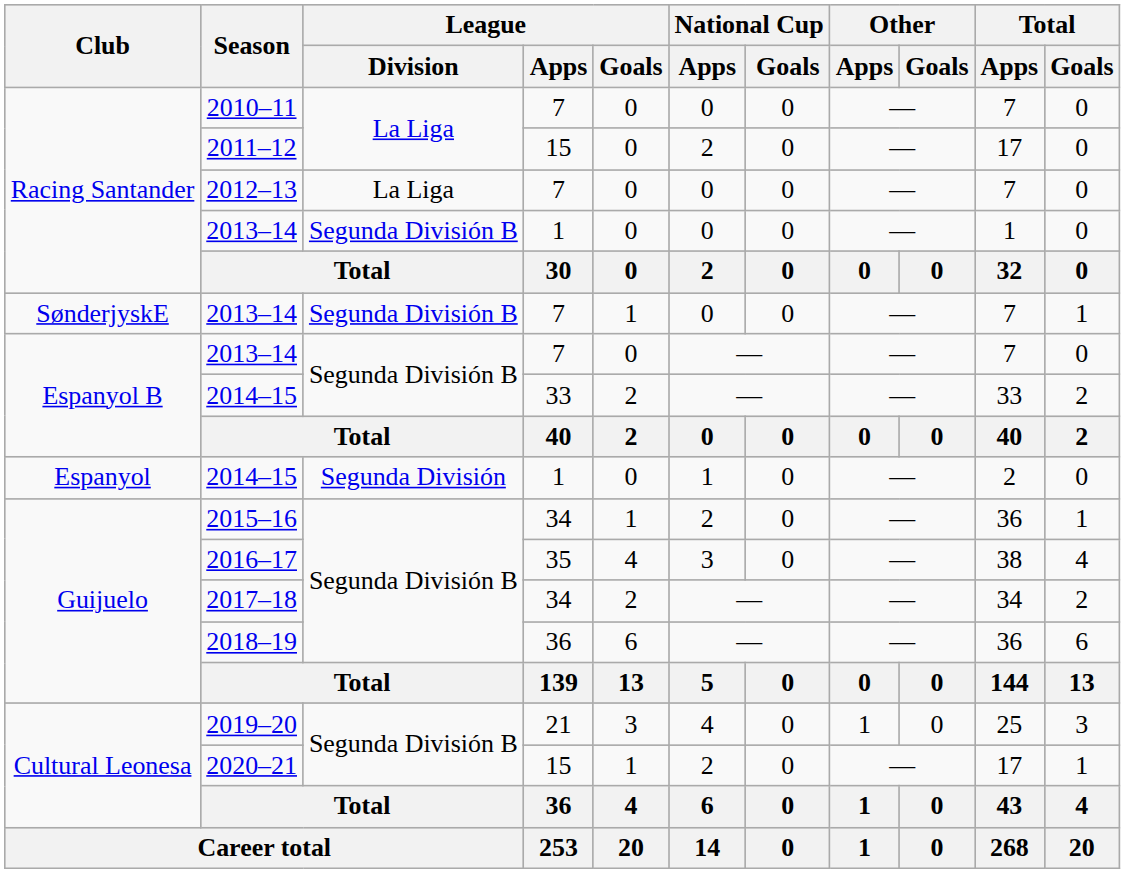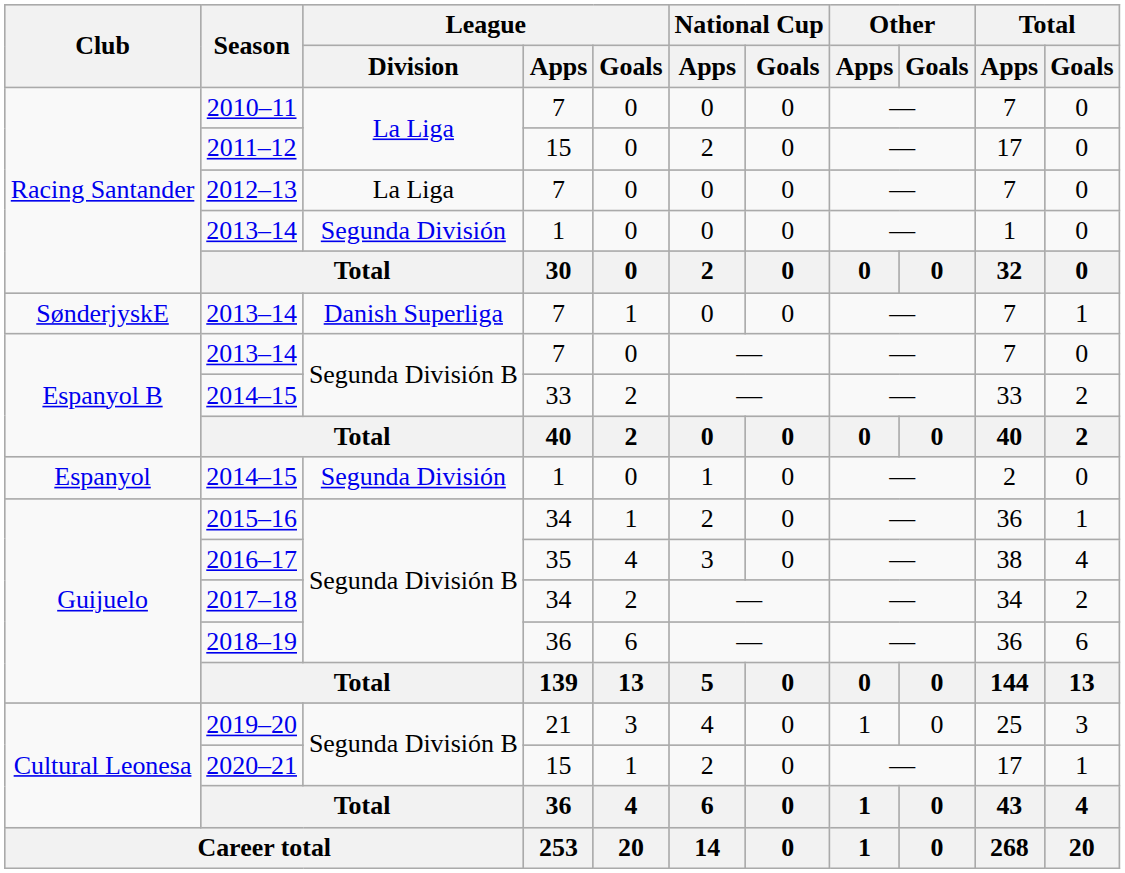(413, 230) Segunda División B -> (413, 230) Segunda División
(413, 312) Segunda División B -> (413, 312) Danish Superliga
